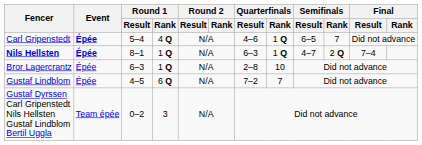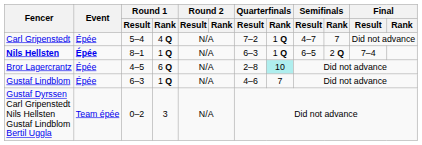(86, 39) bold -> (86, 39) normal
(251, 39) 4–6 -> (251, 39) 7–2
(309, 39) 6–5 -> (309, 39) 4–7
(309, 53) 4–7 -> (309, 53) 6–5
(137, 67) 6–3 -> (137, 67) 4–5
(165, 67) 1 Q -> (165, 67) 6 Q
(280, 67) no background -> (280, 67) paleturquoise background
(137, 81) 4–5 -> (137, 81) 6–3
(165, 81) 6 Q -> (165, 81) 1 Q
(251, 81) 7–2 -> (251, 81) 4–6
